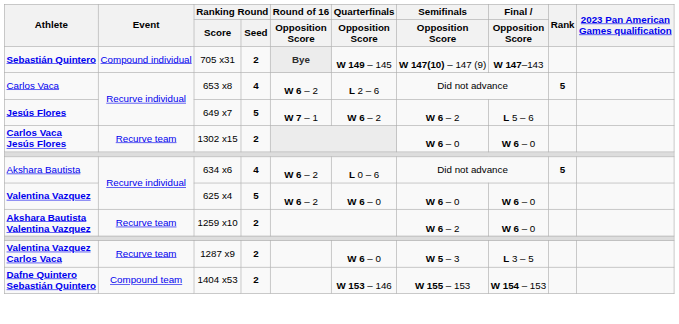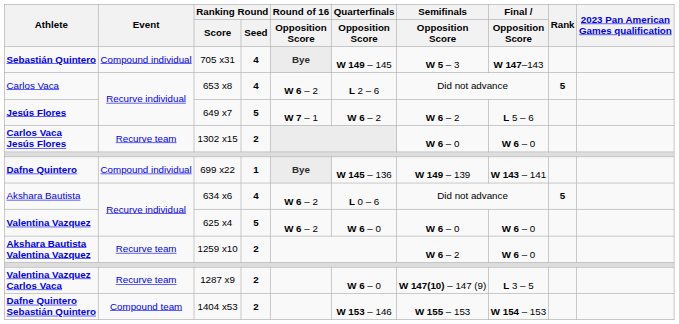(256, 59) 2 -> (256, 59) 4
(443, 65) W 147(10) – 147 (9) -> (443, 65) W 5 – 3
+ row: (42, 170)
(443, 259) W 5 – 3 -> (443, 285) W 147(10) – 147 (9)
